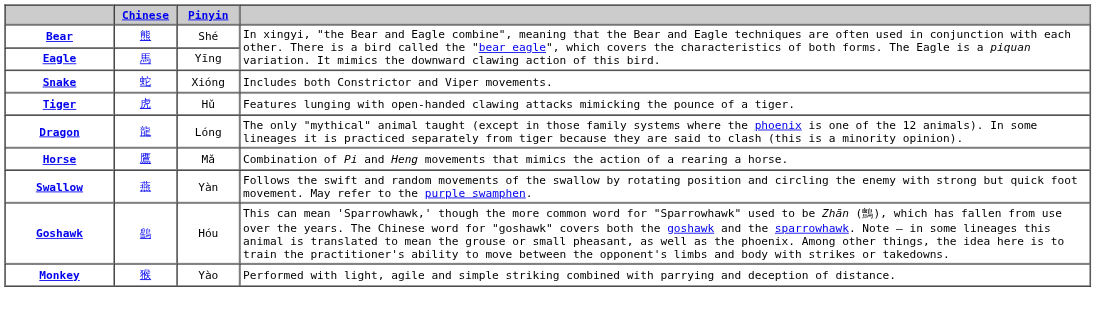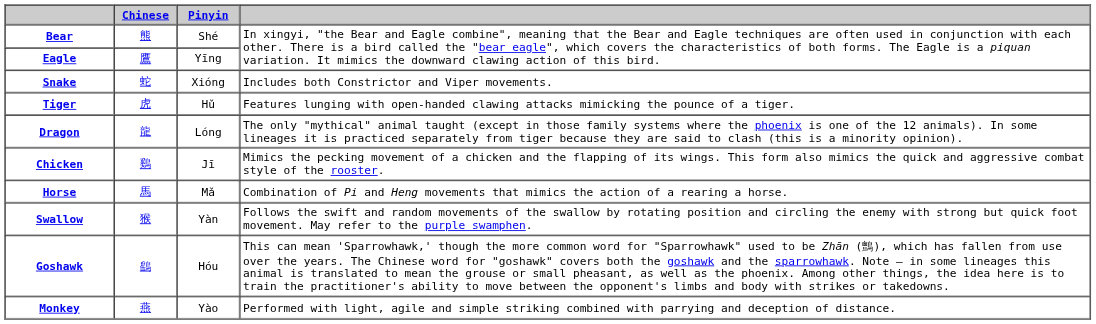(145, 58) 馬 -> (145, 58) 鷹
+ row: (59, 164)
(145, 158) 鷹 -> (145, 191) 馬
(145, 186) 燕 -> (145, 219) 猴
(145, 274) 猴 -> (145, 307) 燕
